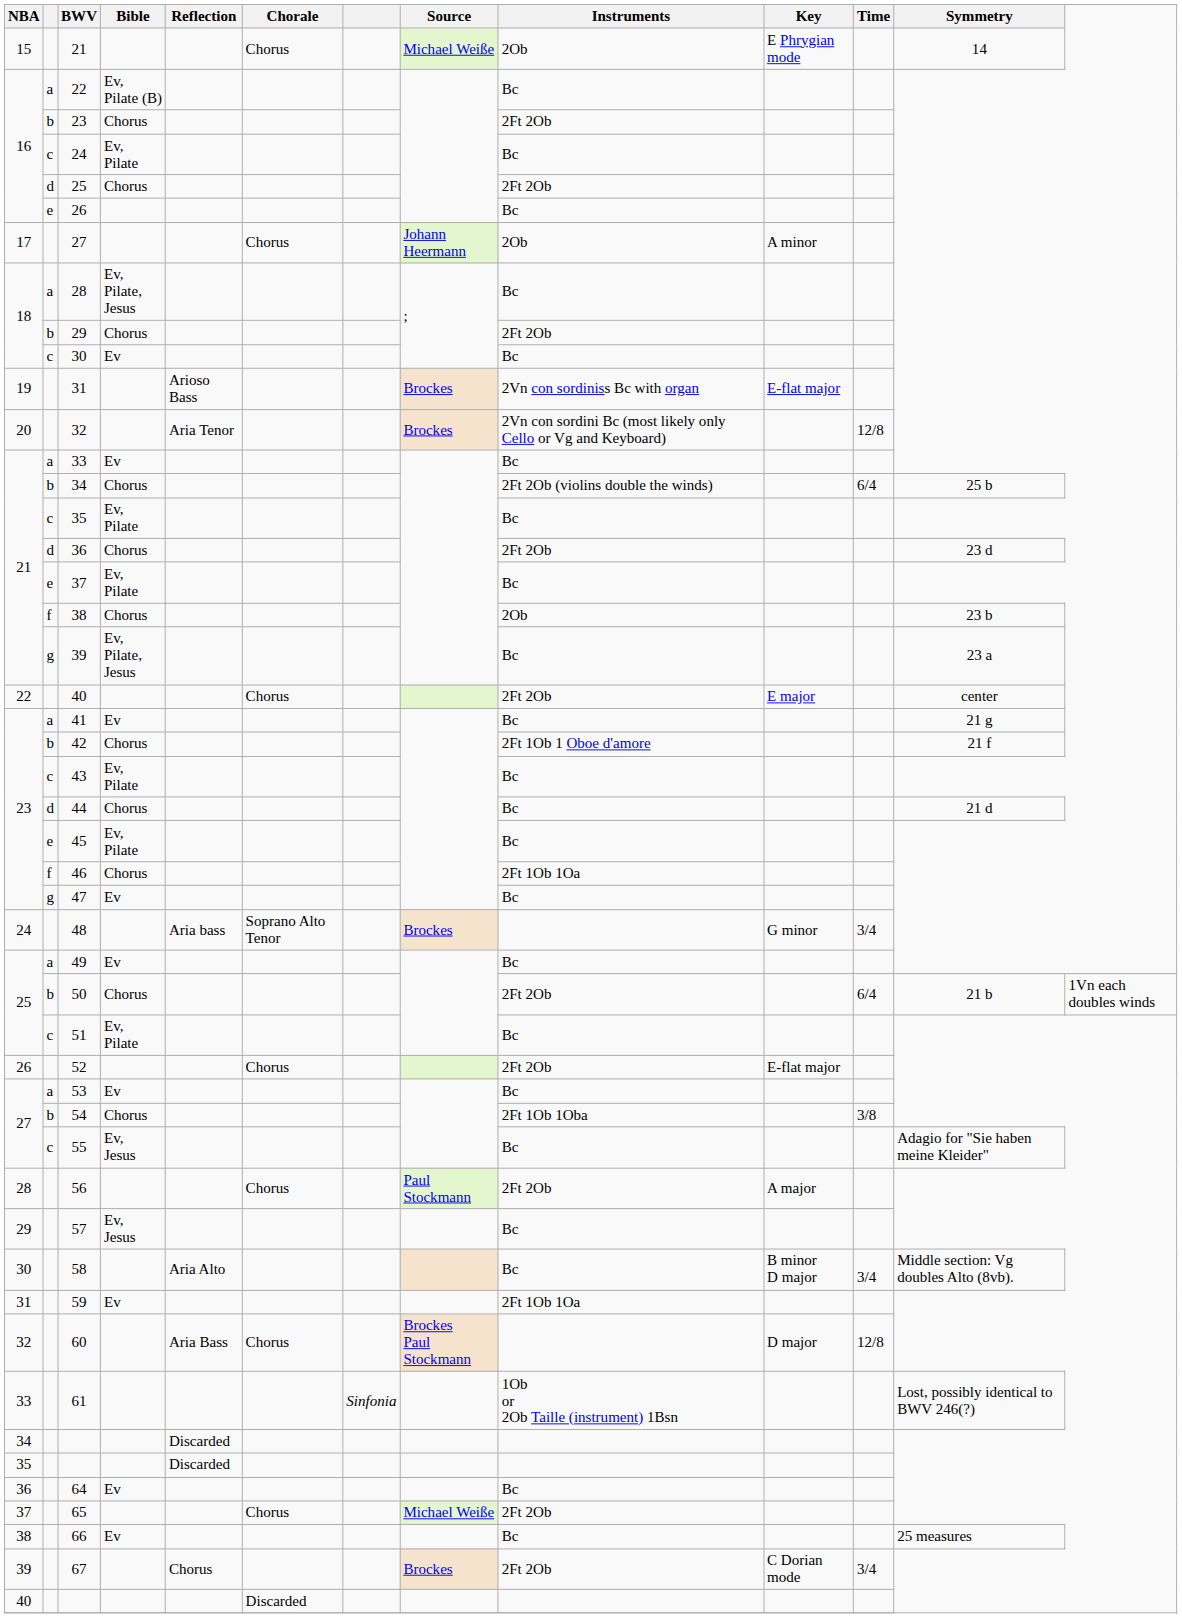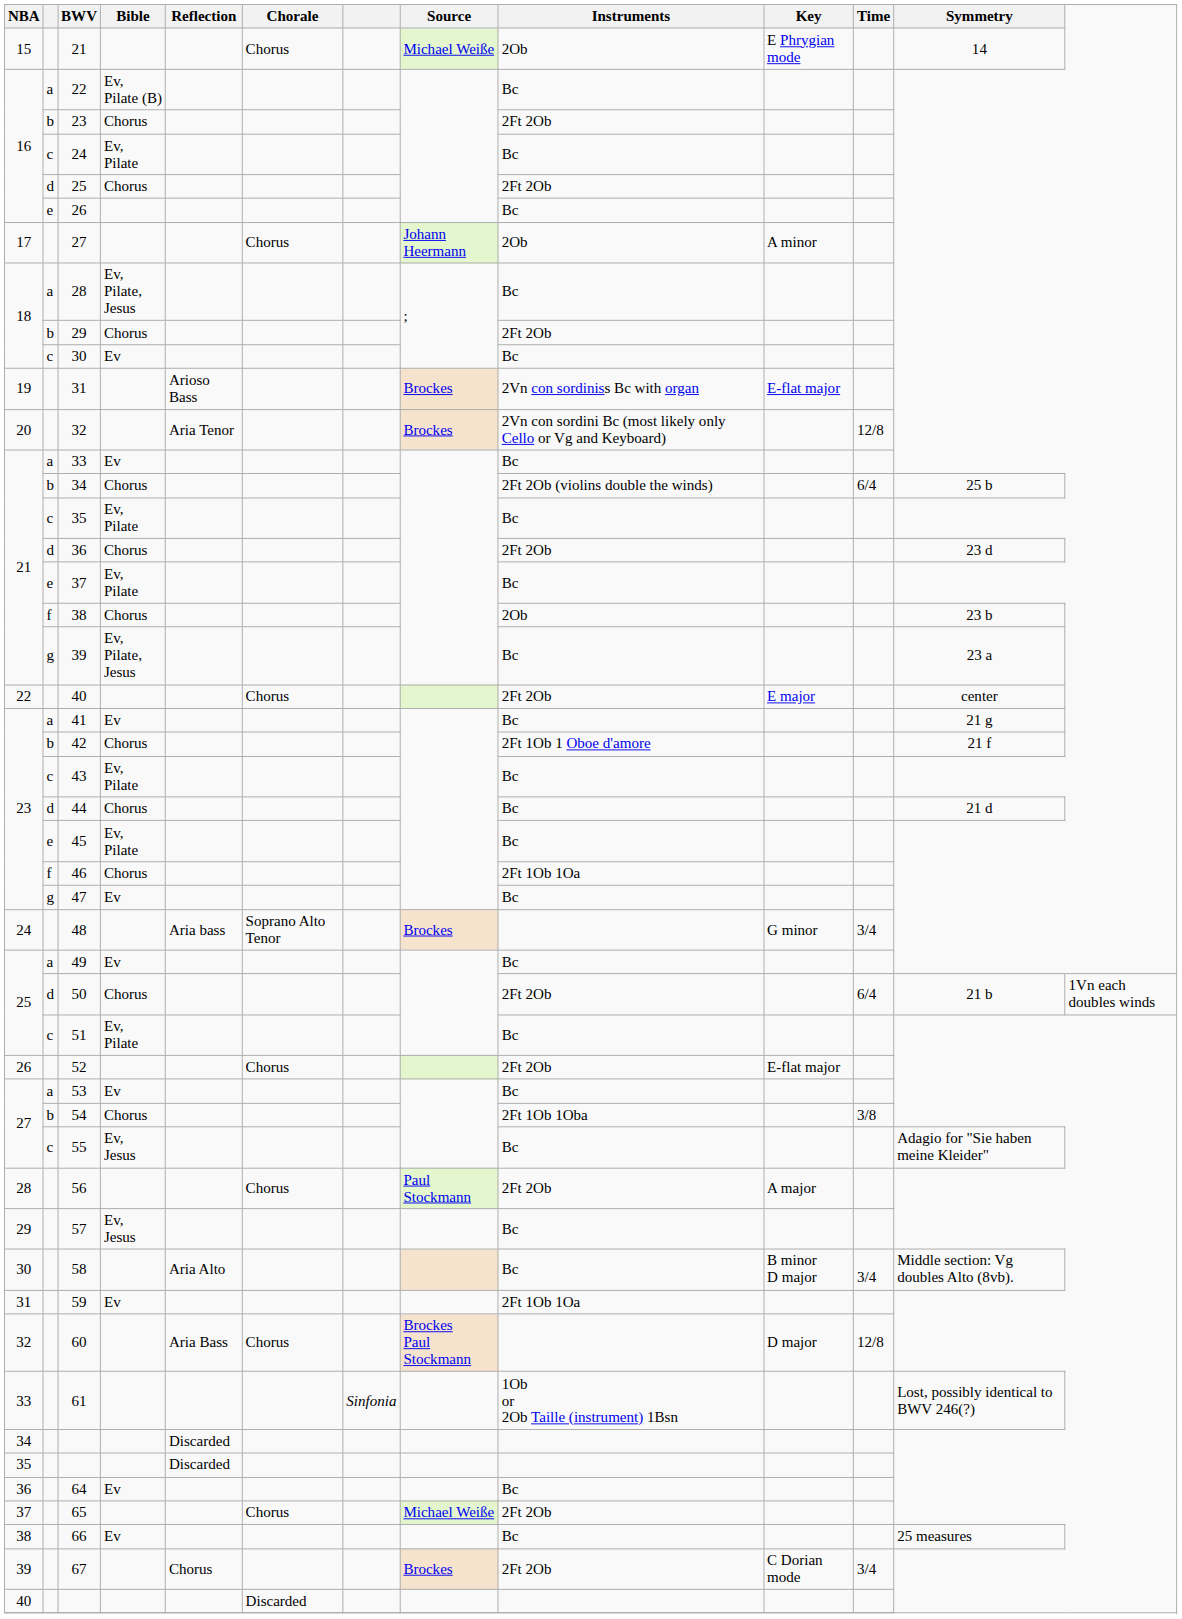(50, 994) b -> (50, 994) d
